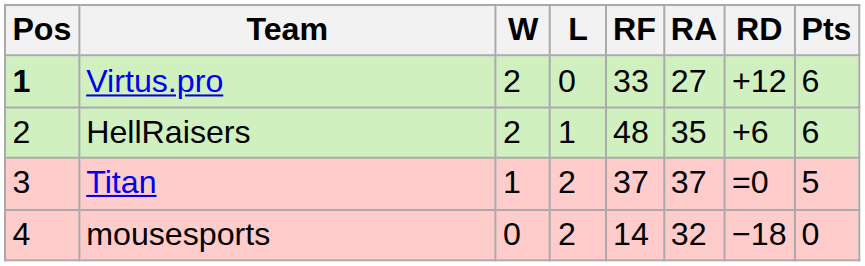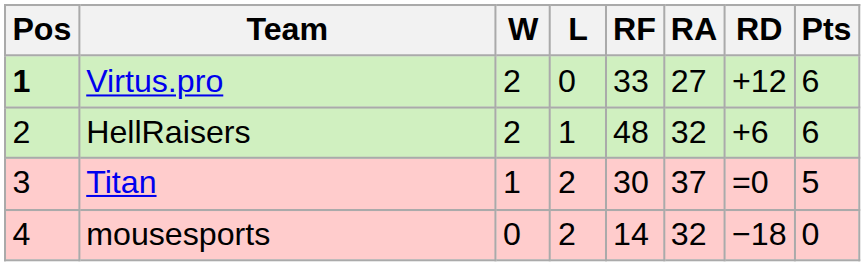(689, 132) 35 -> (689, 132) 32
(631, 183) 37 -> (631, 183) 30
